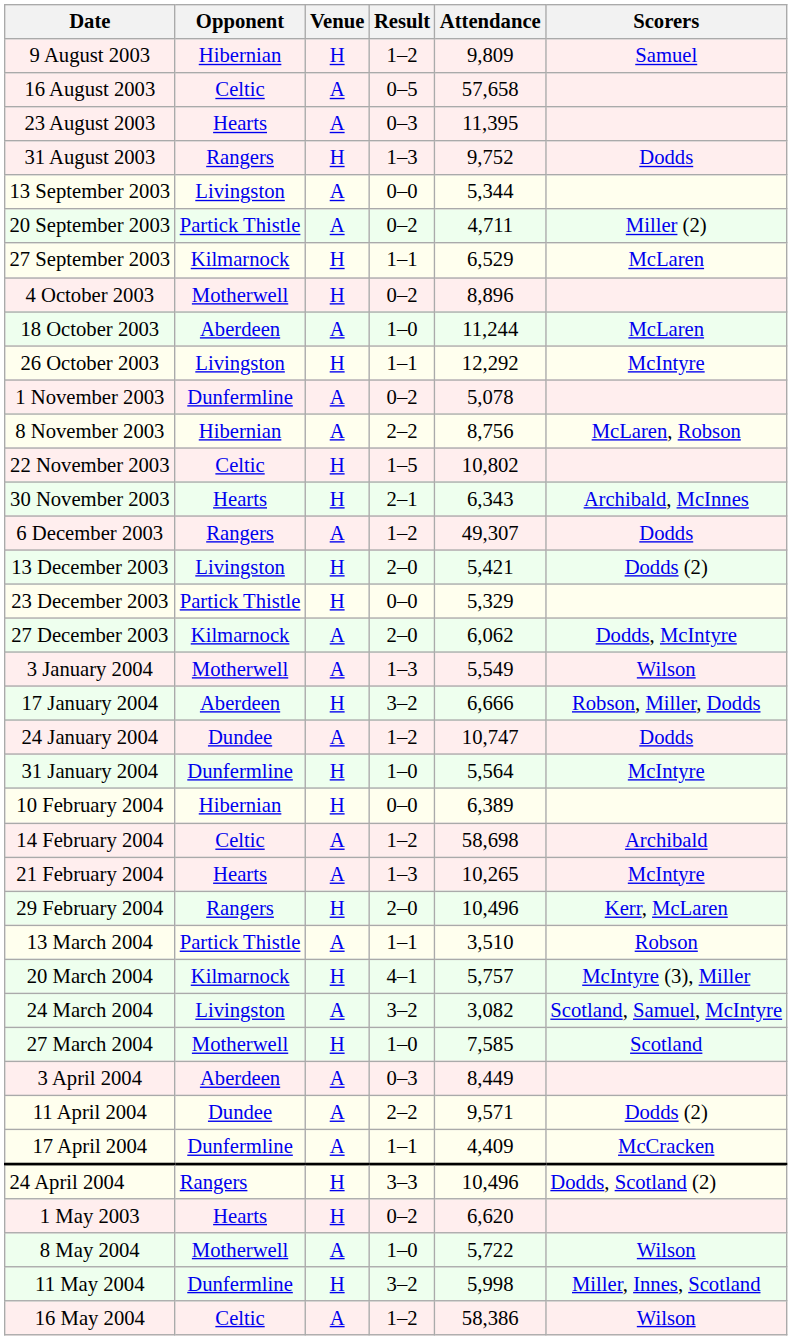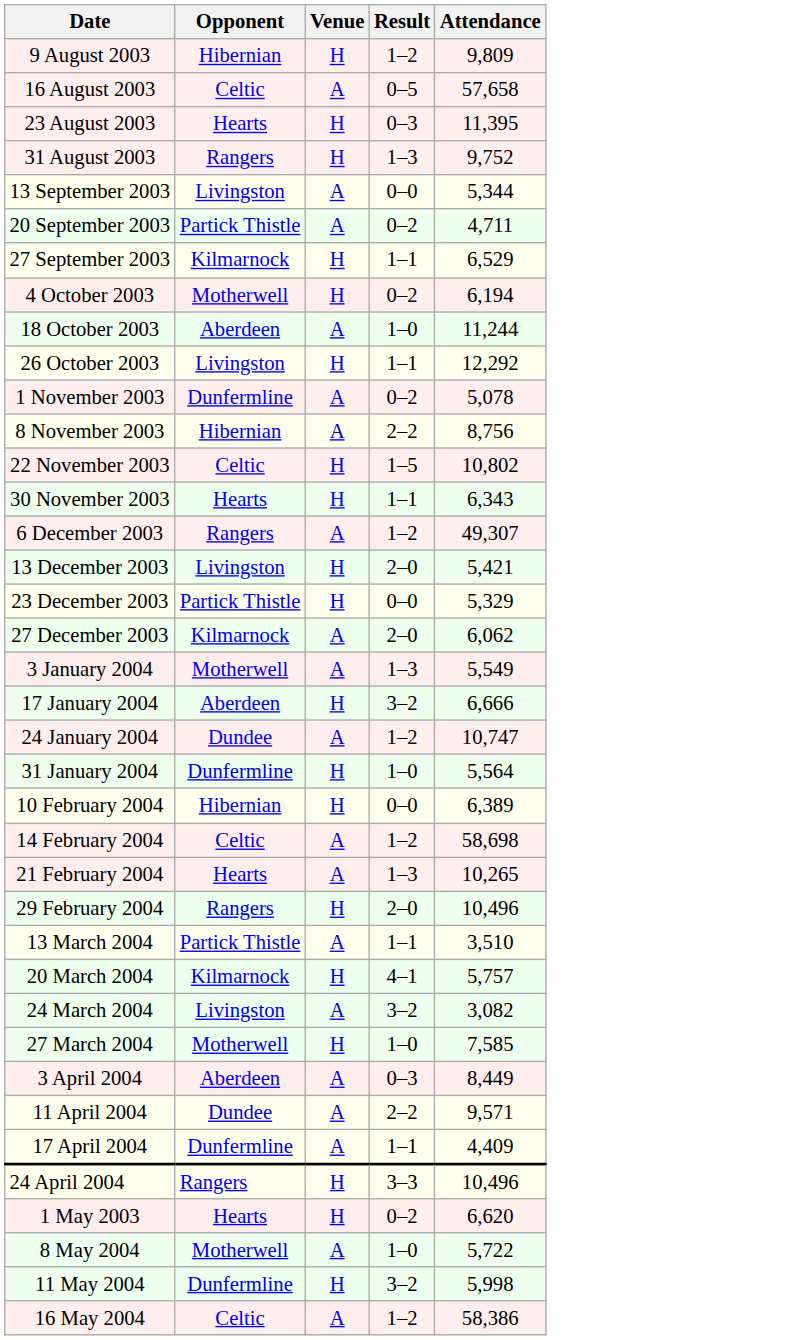- column: (666, 21)
(337, 123) A -> (337, 123) H
(490, 294) 8,896 -> (490, 294) 6,194
(402, 498) 2–1 -> (402, 498) 1–1
